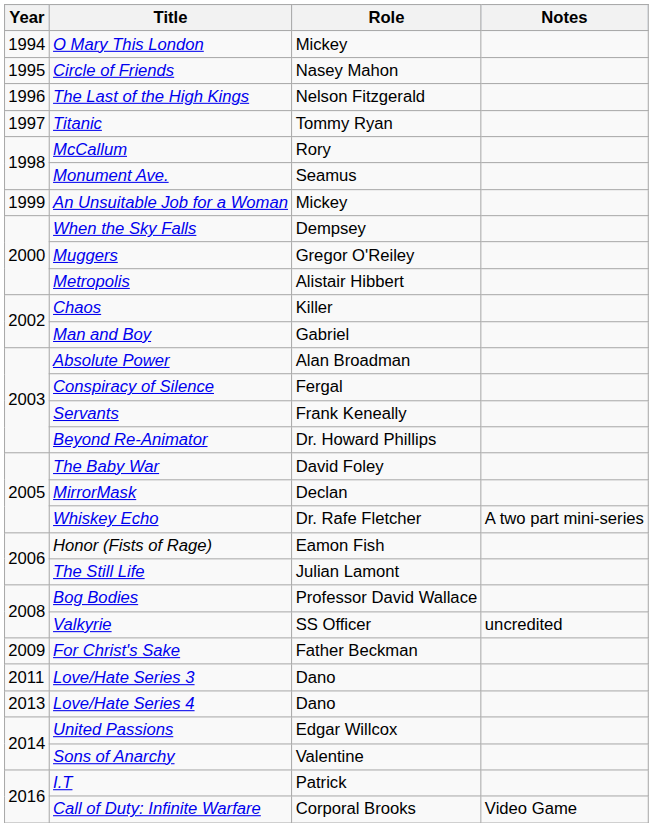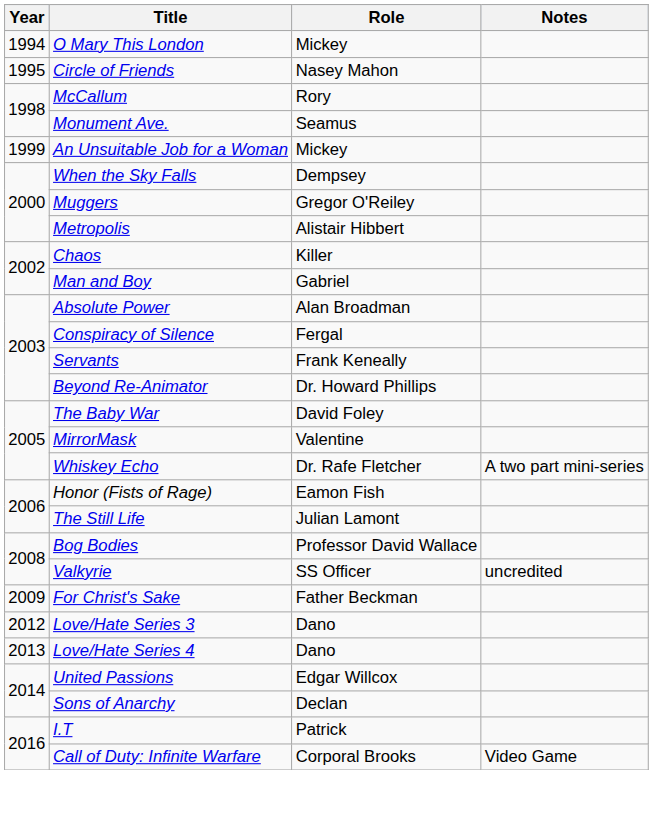- row: (151, 96)
- row: (77, 123)
(322, 492) Declan -> (330, 439) Valentine
(26, 677) 2011 -> (27, 624) 2012
(330, 756) Valentine -> (322, 703) Declan
